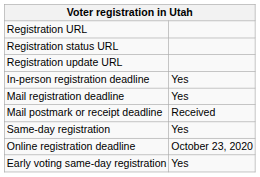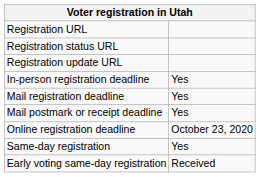(193, 113) Received -> (180, 113) Yes
rows swapped: (71, 146) <-> (58, 130)
(180, 163) Yes -> (193, 163) Received
